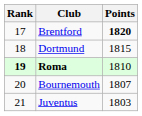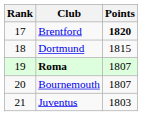(20, 66) bold -> (20, 66) normal
(120, 66) 1810 -> (120, 66) 1807
